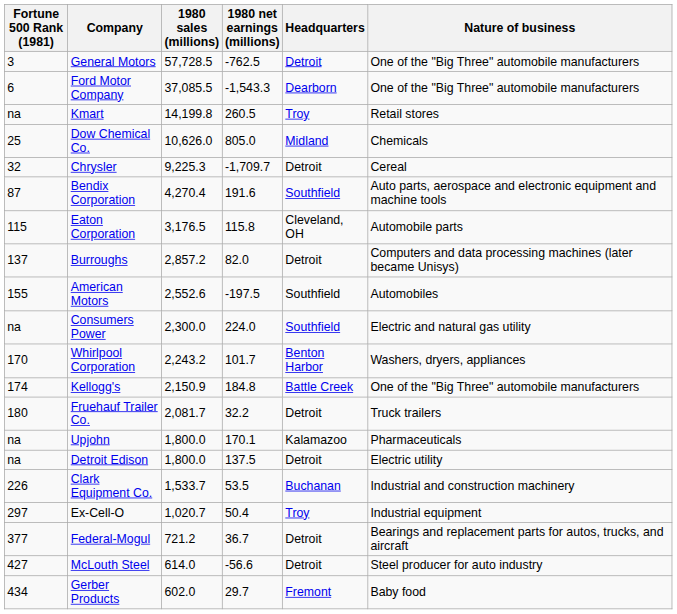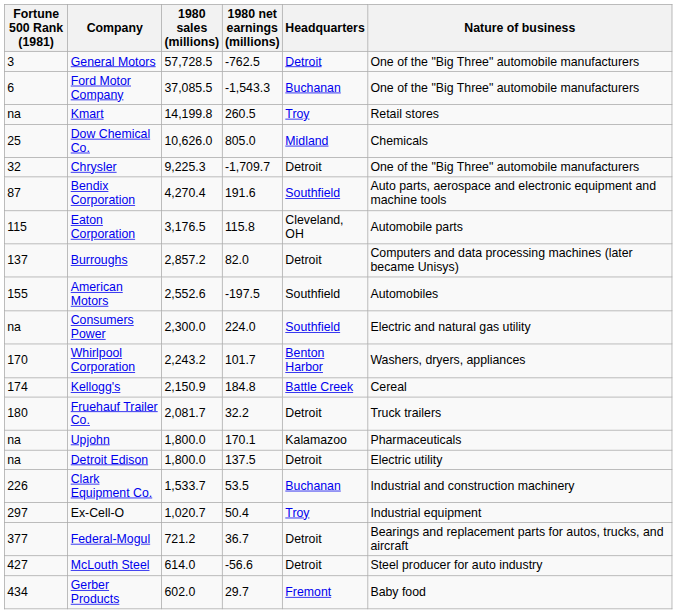(311, 87) Dearborn -> (313, 87) Buchanan
(389, 167) Cereal -> (505, 167) One of the "Big Three" automobile manufacturers
(505, 387) One of the "Big Three" automobile manufacturers -> (389, 387) Cereal
